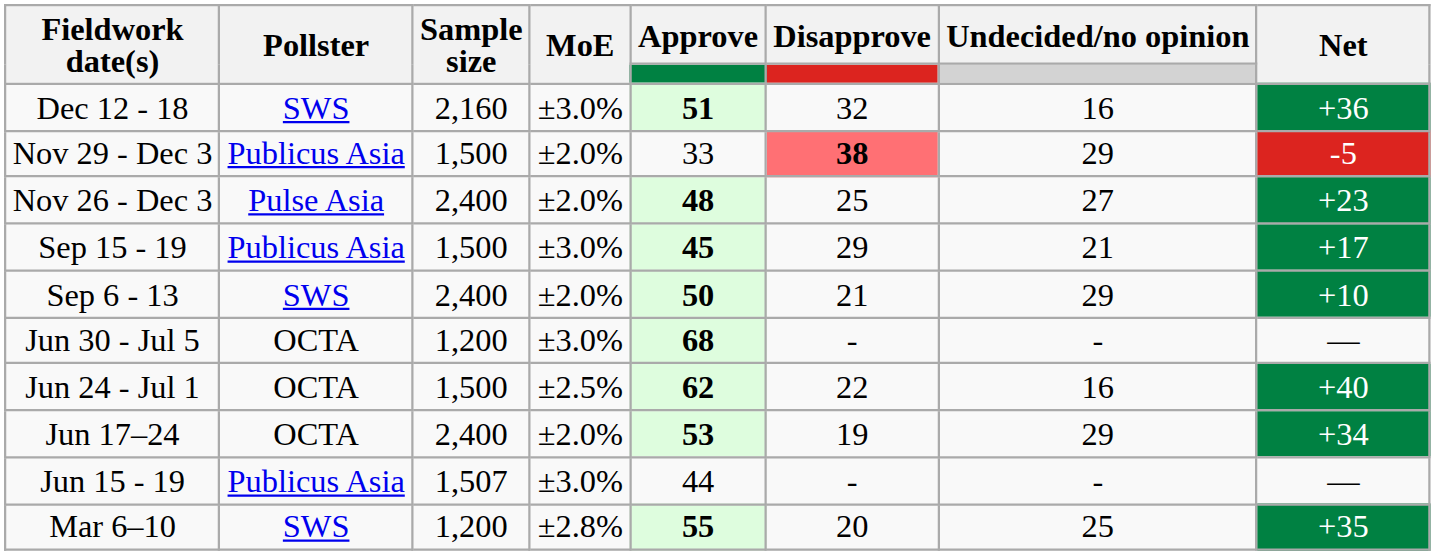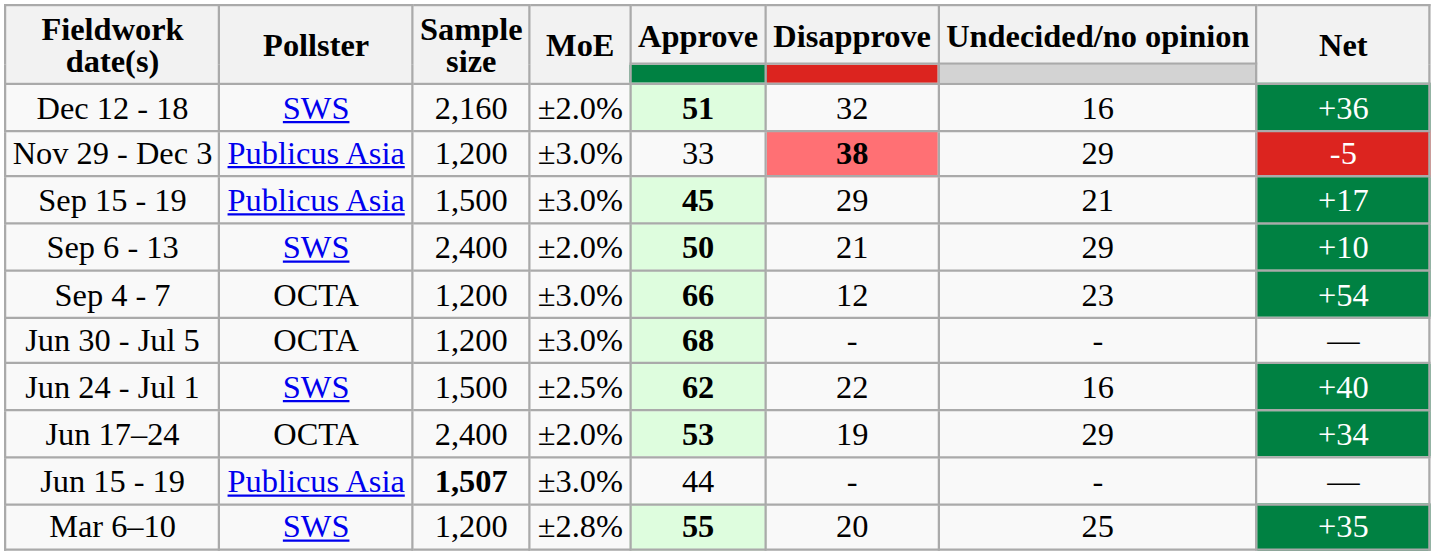(580, 107) ±3.0% -> (580, 107) ±2.0%
(471, 154) 1,500 -> (471, 154) 1,200
(580, 154) ±2.0% -> (580, 154) ±3.0%
- row: (113, 200)
+ row: (113, 294)
(316, 387) OCTA -> (316, 387) SWS
(471, 481) normal -> (471, 481) bold
